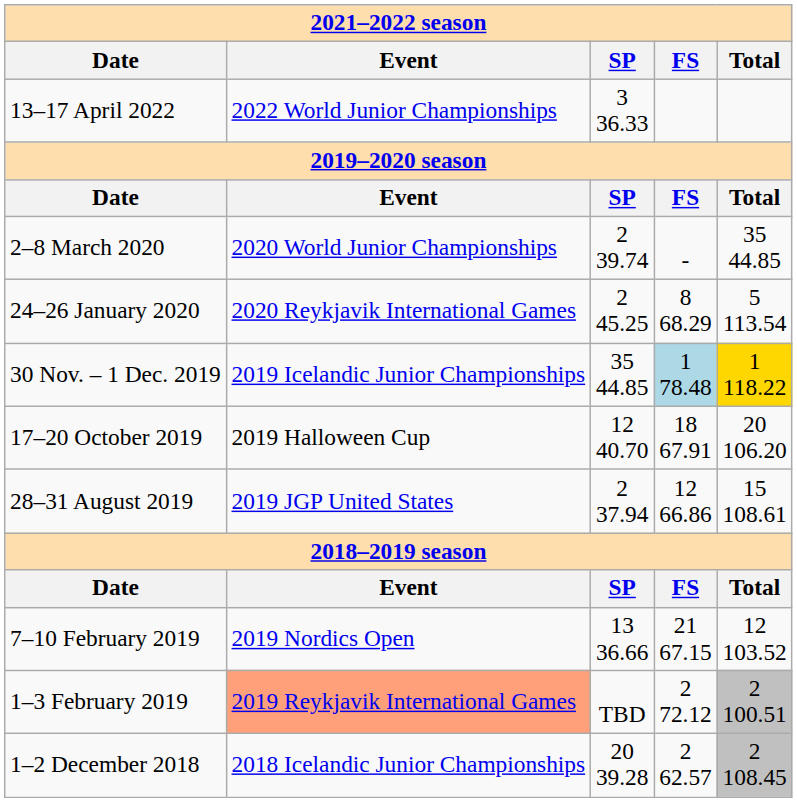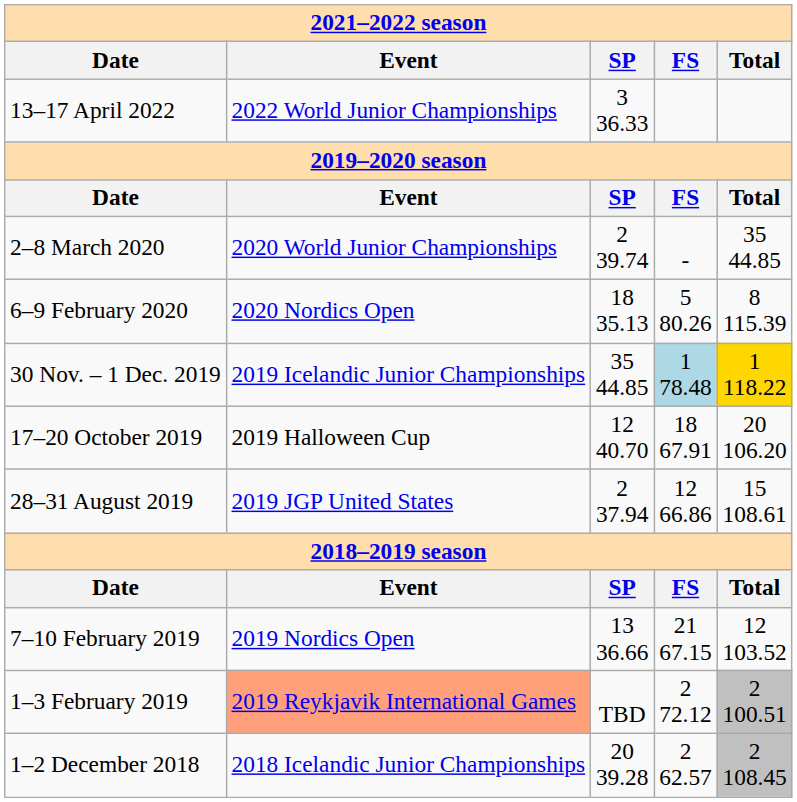+ row: (99, 311)
- row: (105, 311)
